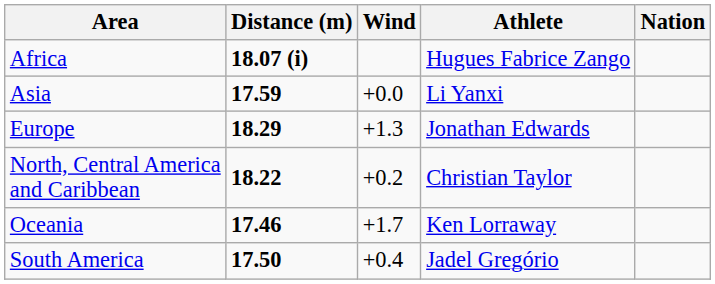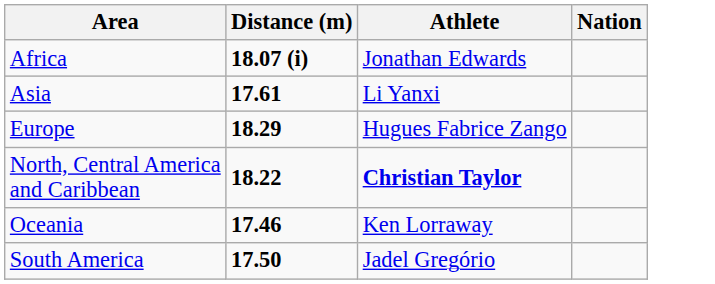- column: (389, 22)
(528, 57) Hugues Fabrice Zango -> (444, 57) Jonathan Edwards
(256, 93) 17.59 -> (256, 93) 17.61
(508, 128) Jonathan Edwards -> (465, 128) Hugues Fabrice Zango
(499, 176) normal -> (442, 176) bold
